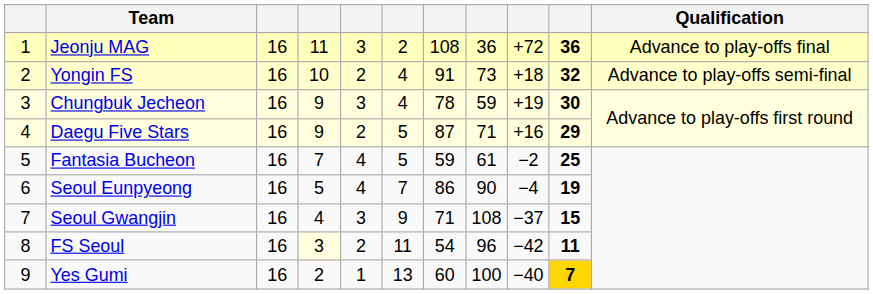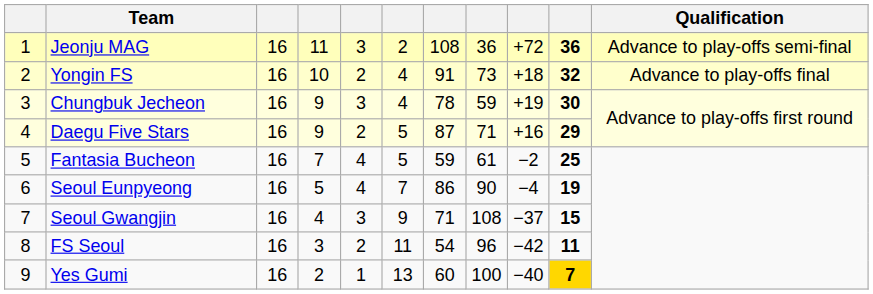(730, 47) Advance to play-offs final -> (730, 47) Advance to play-offs semi-final
(730, 75) Advance to play-offs semi-final -> (730, 75) Advance to play-offs final
(319, 246) lightyellow background -> (319, 246) no background
